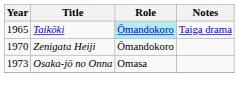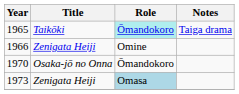+ row: (18, 47)
(64, 47) Zenigata Heiji -> (73, 64) Osaka-jō no Onna
(73, 64) Osaka-jō no Onna -> (64, 81) Zenigata Heiji
(132, 64) no background -> (132, 81) lightblue background
